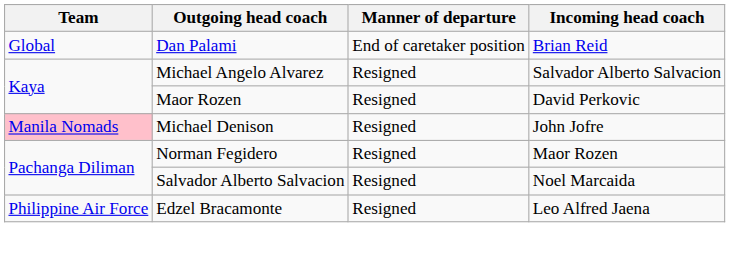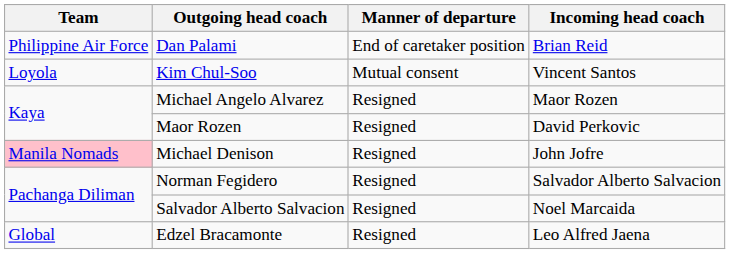(32, 45) Global -> (78, 45) Philippine Air Force
+ row: (206, 72)
(627, 72) Salvador Alberto Salvacion -> (575, 99) Maor Rozen
(575, 153) Maor Rozen -> (627, 180) Salvador Alberto Salvacion
(78, 208) Philippine Air Force -> (32, 235) Global
